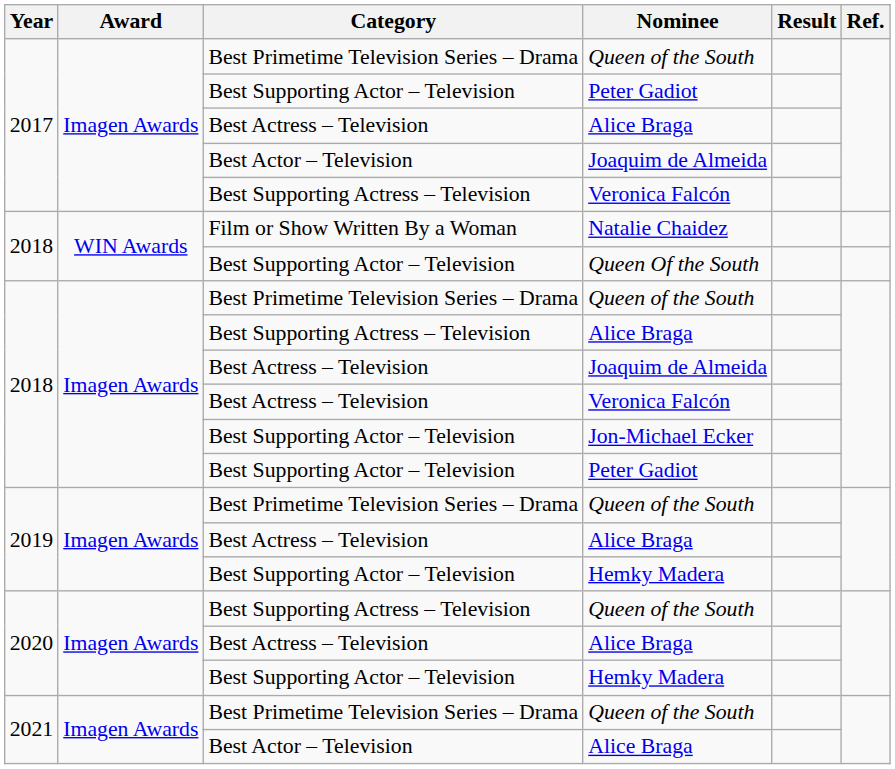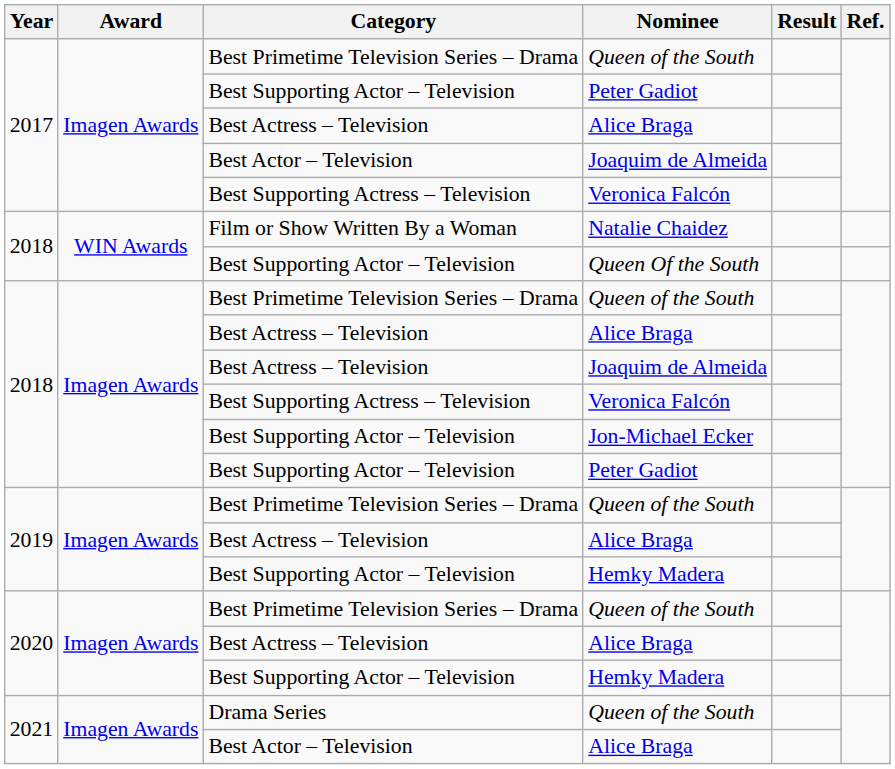(369, 332) Best Supporting Actress – Television -> (318, 332) Best Actress – Television
(318, 401) Best Actress – Television -> (369, 401) Best Supporting Actress – Television
(369, 608) Best Supporting Actress – Television -> (393, 608) Best Primetime Television Series – Drama
(393, 711) Best Primetime Television Series – Drama -> (267, 711) Drama Series
